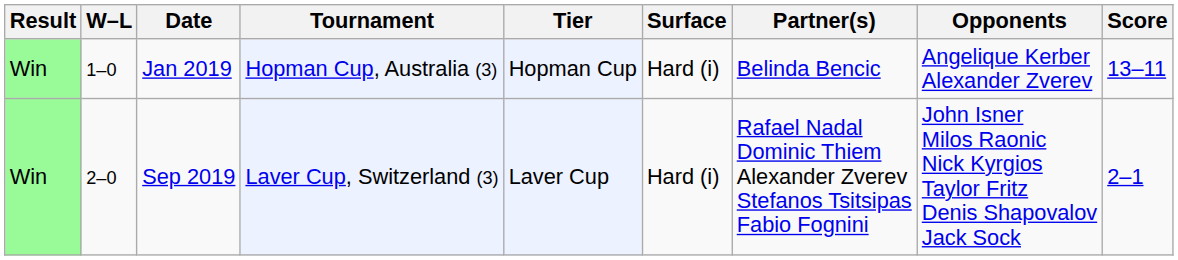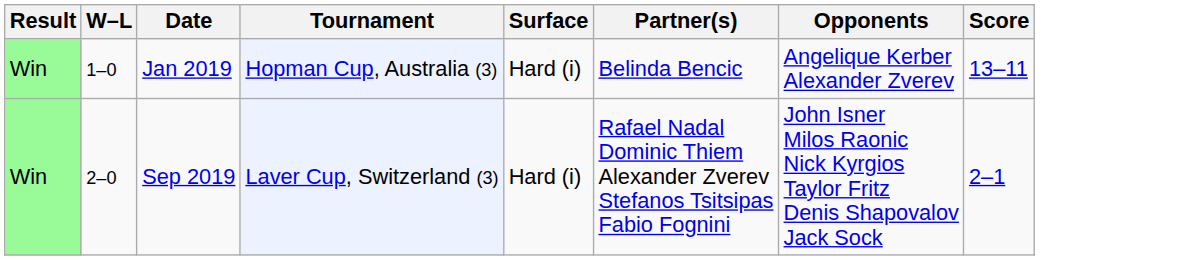- column: (573, 21)
